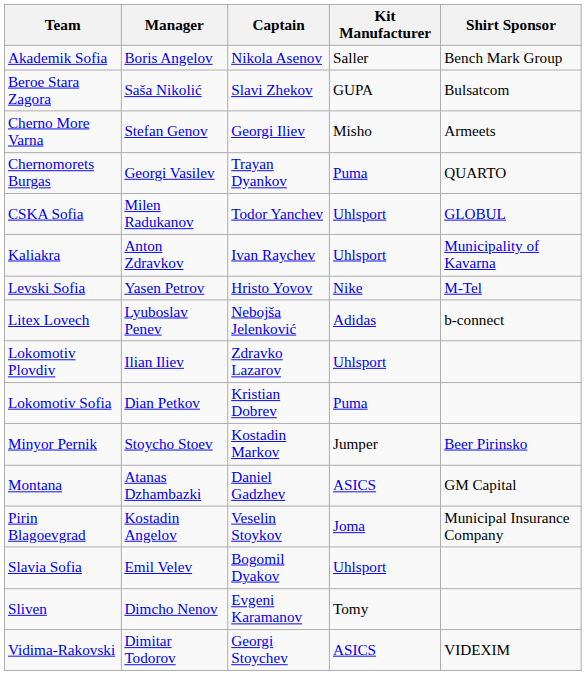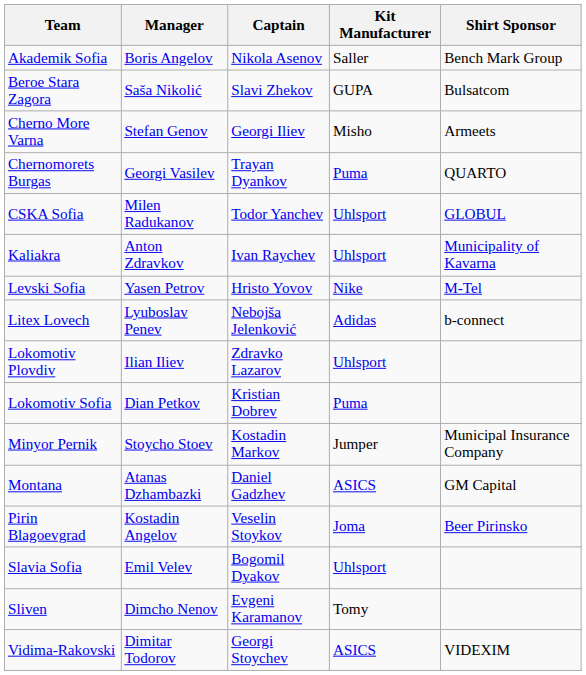(486, 444) Beer Pirinsko -> (507, 444) Municipal Insurance Company
(507, 526) Municipal Insurance Company -> (486, 526) Beer Pirinsko
